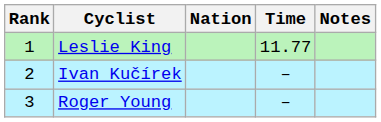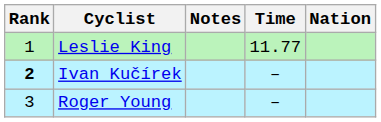columns swapped: (221, 19) <-> (345, 19)
(29, 75) normal -> (29, 75) bold
